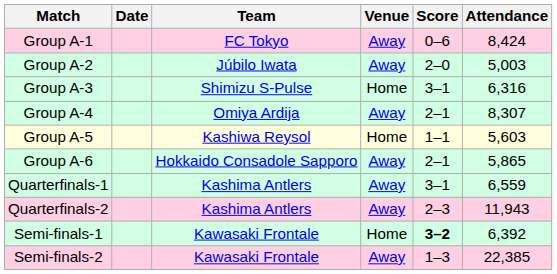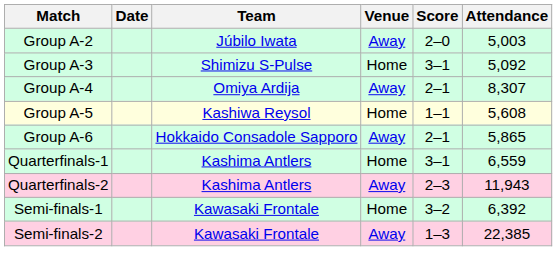- row: (58, 40)
(507, 88) 6,316 -> (507, 64) 5,092
(507, 137) 5,603 -> (507, 112) 5,608
(387, 185) Away -> (387, 161) Home
(437, 233) bold -> (437, 209) normal
